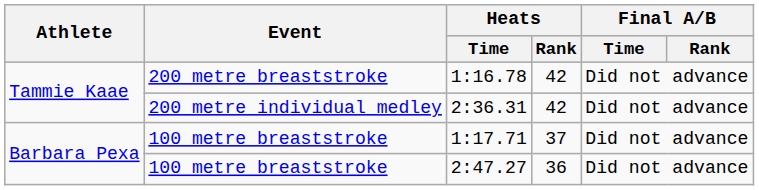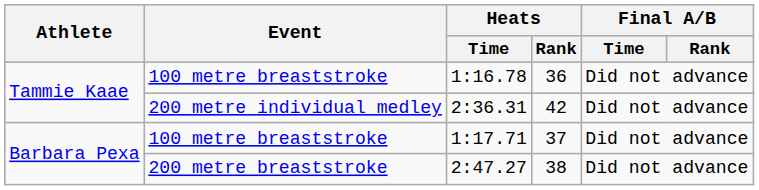(268, 77) 200 metre breaststroke -> (268, 77) 100 metre breaststroke
(556, 77) 42 -> (556, 77) 36
(268, 169) 100 metre breaststroke -> (268, 169) 200 metre breaststroke
(556, 169) 36 -> (556, 169) 38
